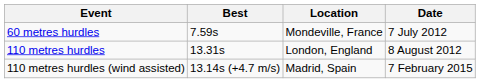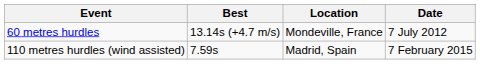(204, 31) 7.59s -> (235, 31) 13.14s (+4.7 m/s)
- row: (56, 50)
(235, 68) 13.14s (+4.7 m/s) -> (204, 50) 7.59s
